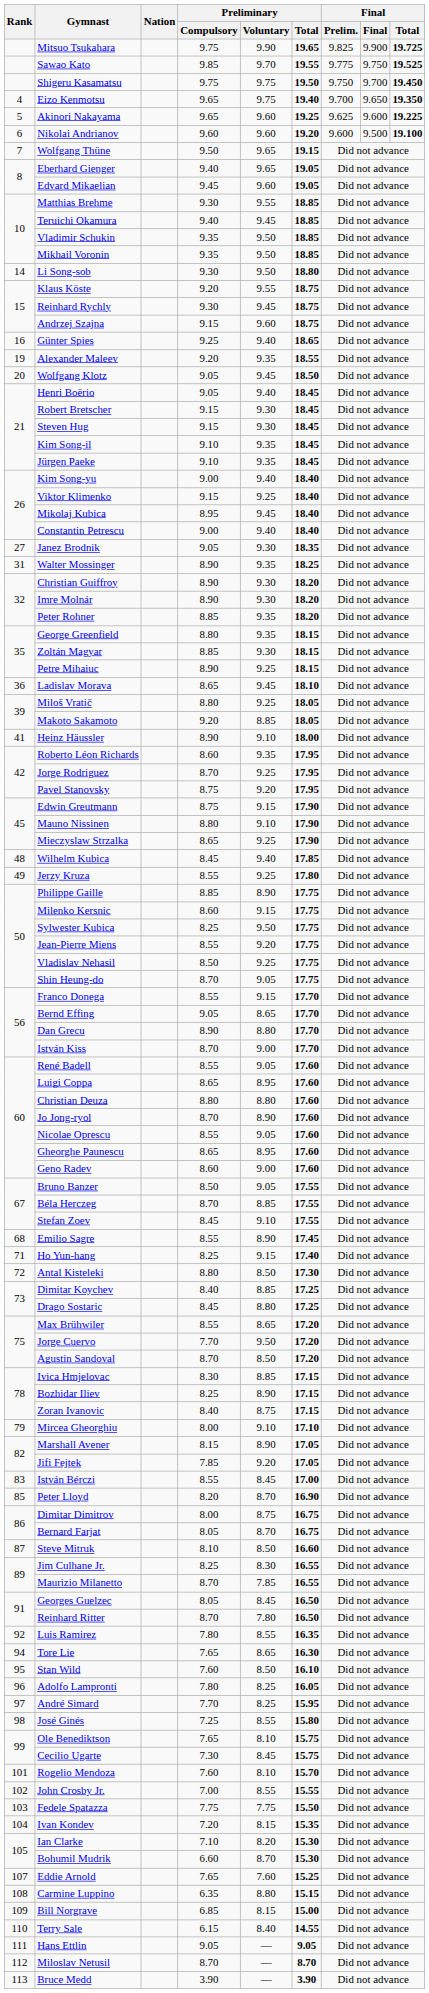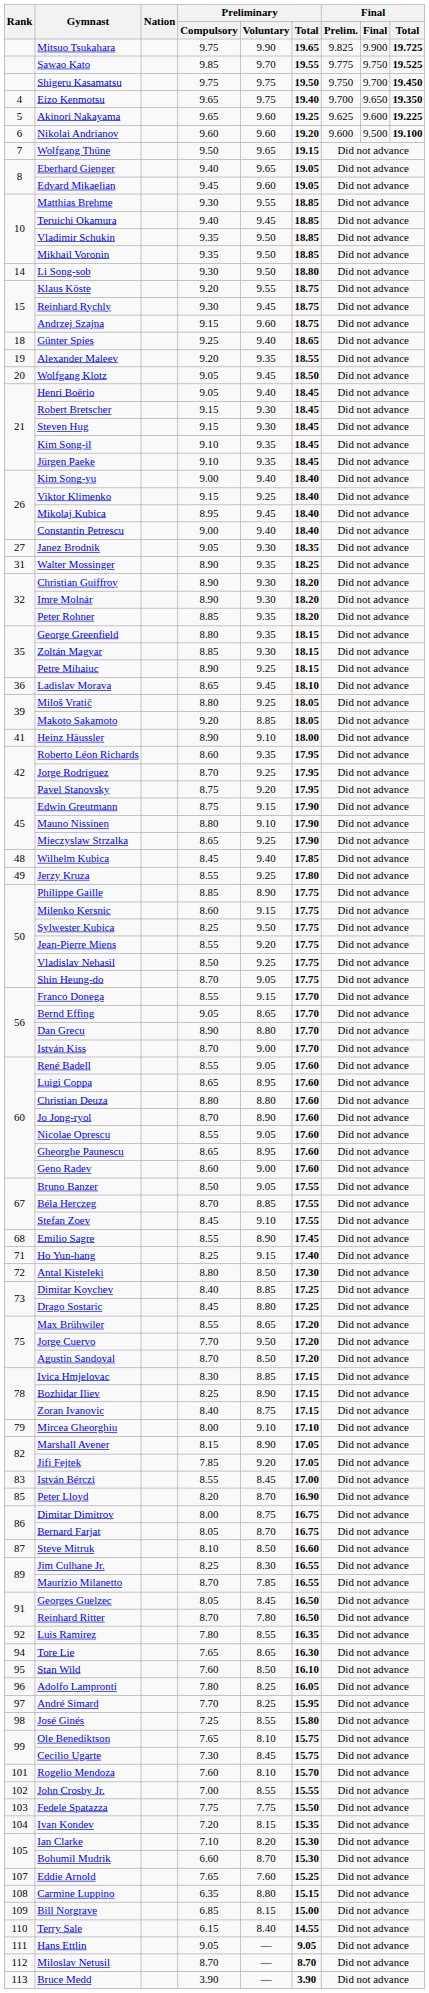(20, 340) 16 -> (20, 340) 18
